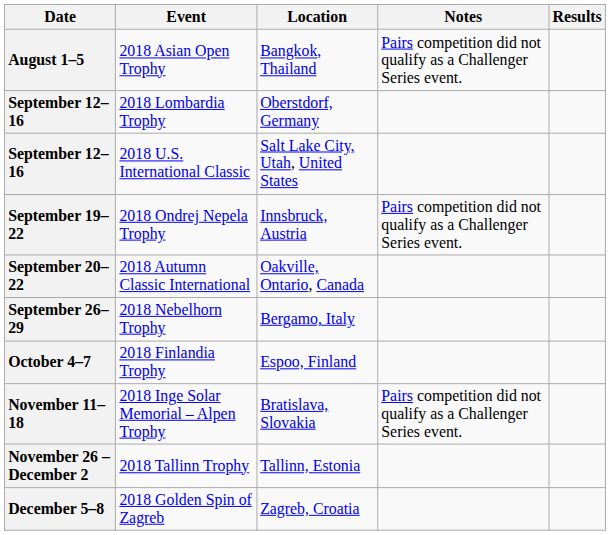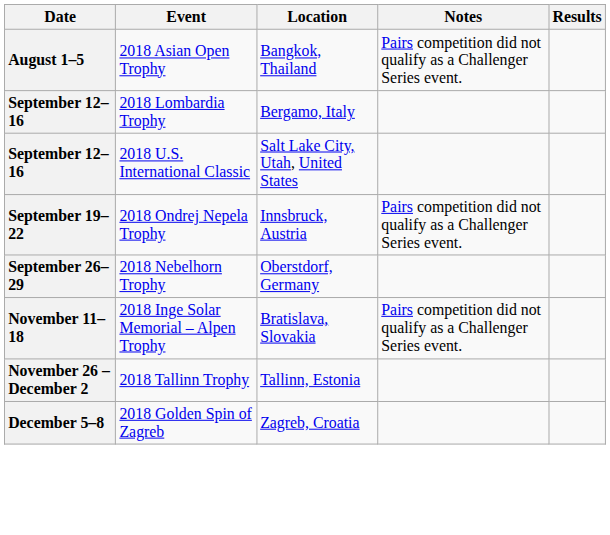(296, 111) Oberstdorf, Germany -> (308, 111) Bergamo, Italy
- row: (58, 276)
(308, 319) Bergamo, Italy -> (296, 276) Oberstdorf, Germany
- row: (50, 362)
